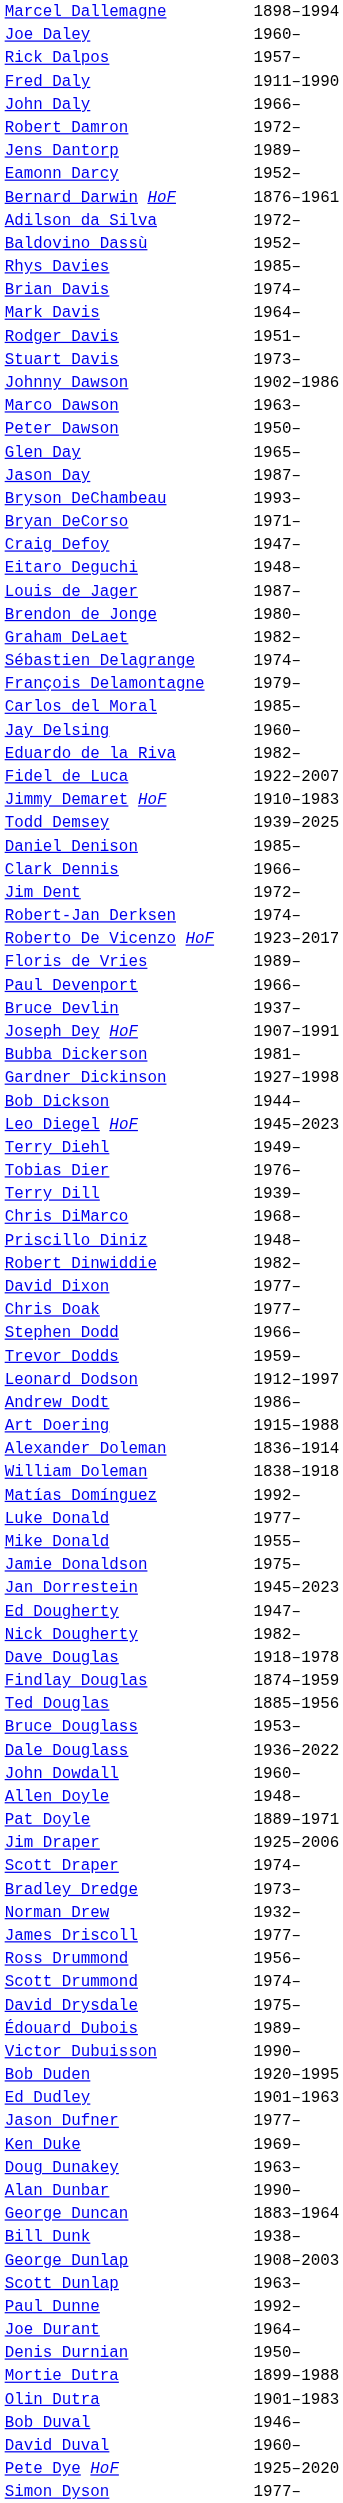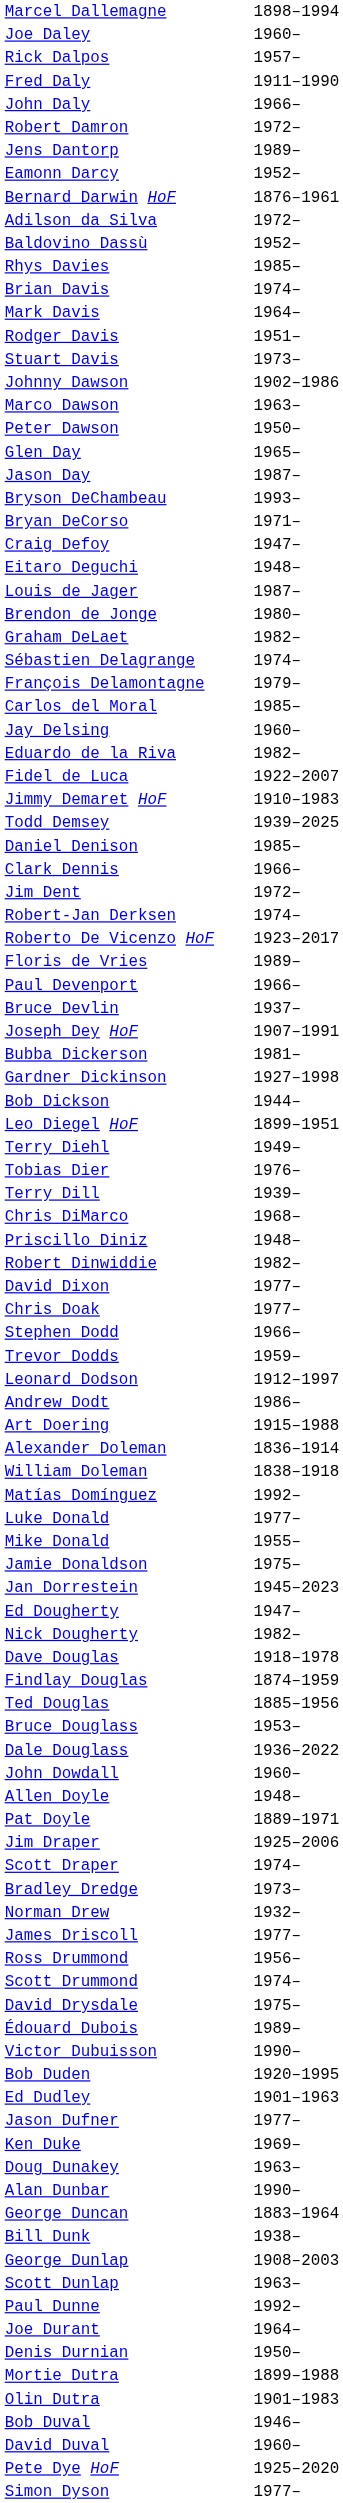(296, 1124) 1945–2023 -> (296, 1124) 1899–1951
